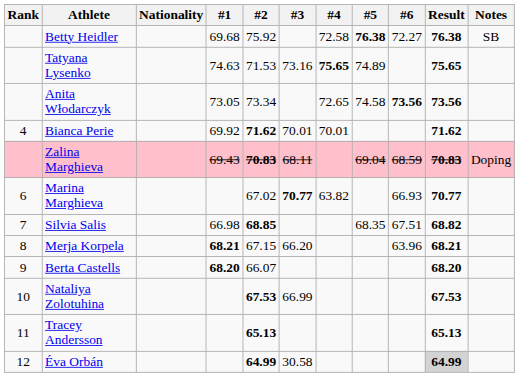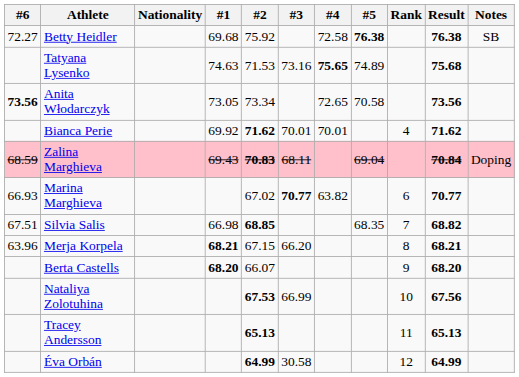columns swapped: (23, 15) <-> (407, 15)
(446, 65) 75.65 -> (446, 65) 75.68
(370, 101) 74.58 -> (369, 101) 70.58
(446, 159) 70.83 -> (446, 159) 70.84
(446, 296) 67.53 -> (446, 296) 67.56
(446, 361) lightgrey background -> (446, 361) no background
